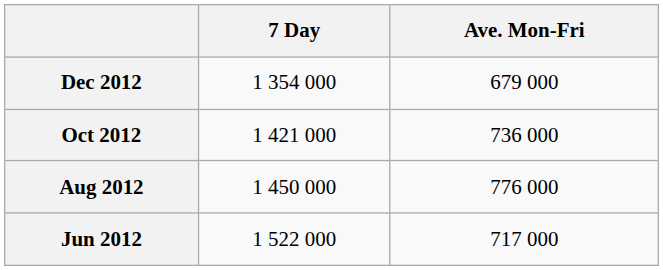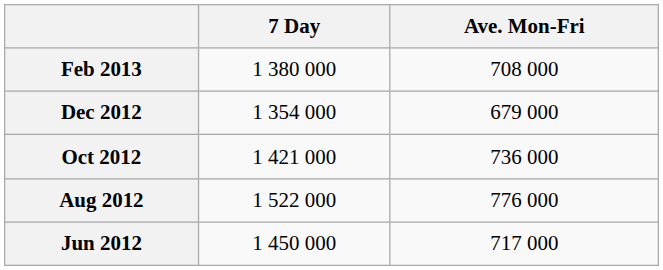+ row: (101, 69)
(294, 186) 1 450 000 -> (294, 199) 1 522 000
(294, 239) 1 522 000 -> (294, 243) 1 450 000
